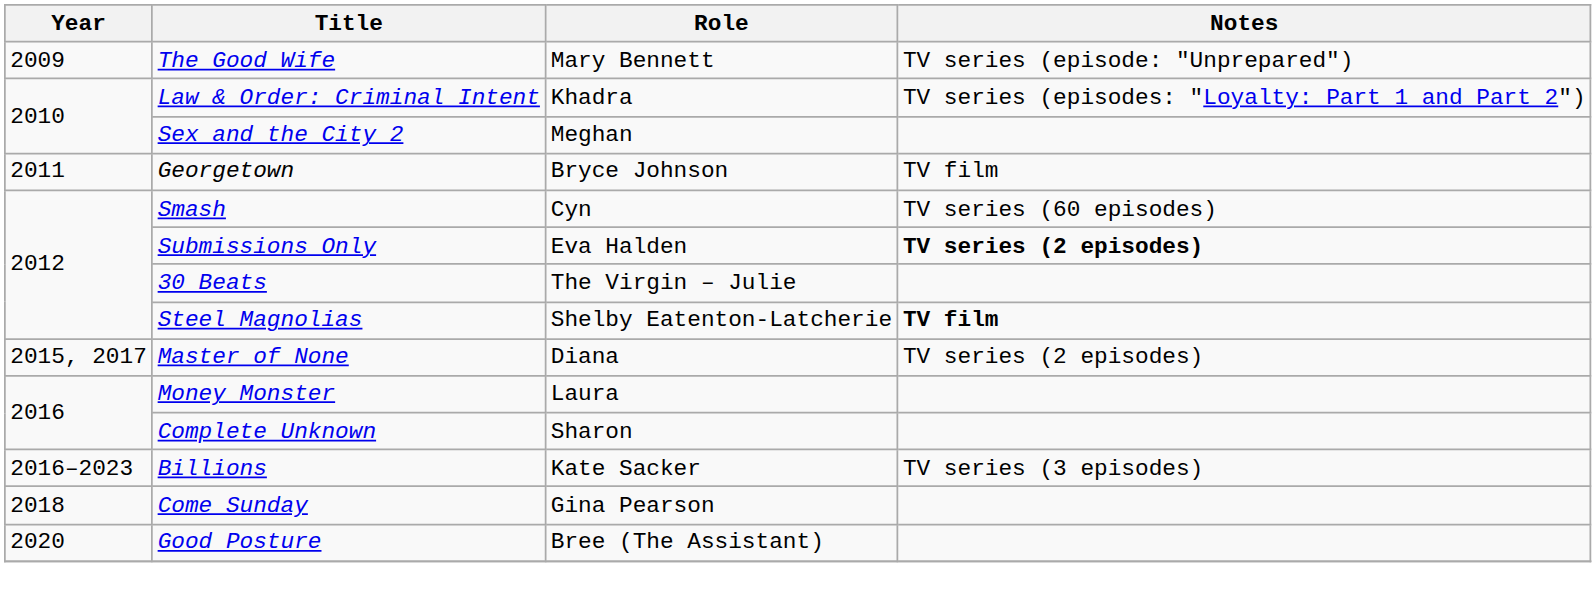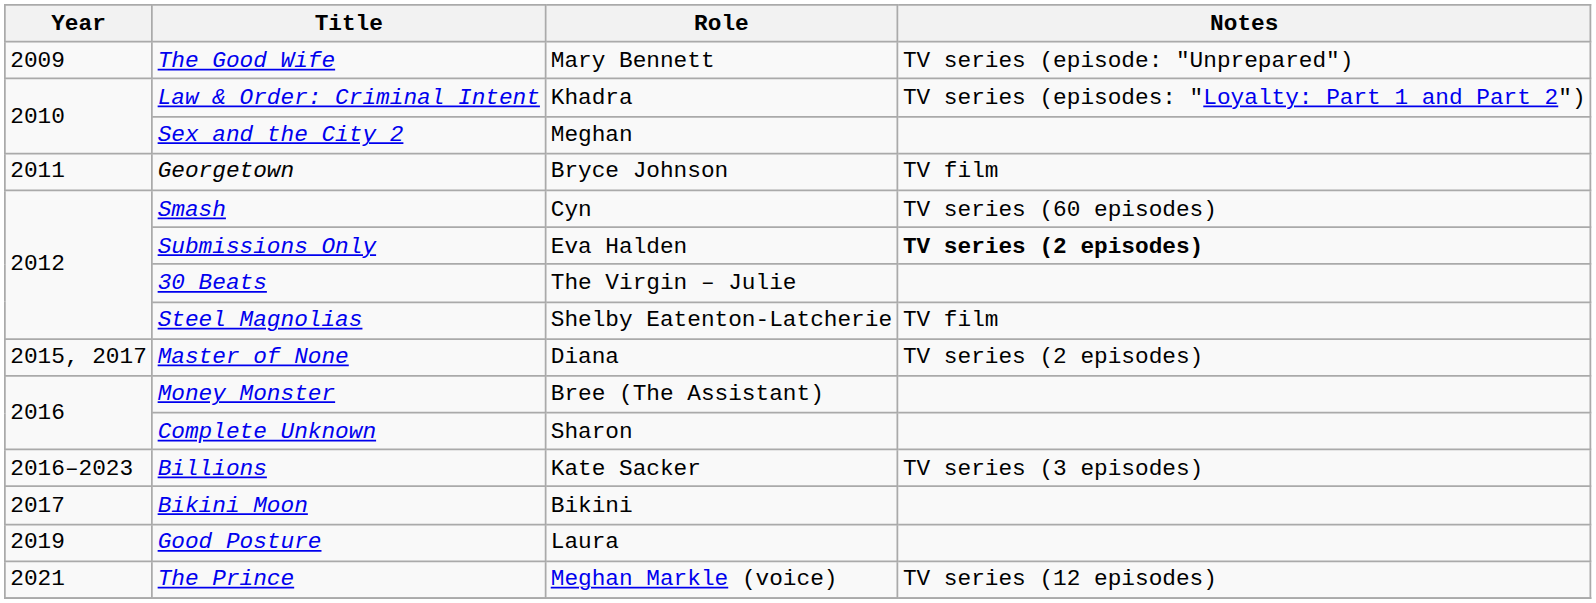(951, 320) bold -> (951, 320) normal
(585, 394) Laura -> (687, 394) Bree (The Assistant)
+ row: (233, 505)
- row: (233, 505)
(38, 543) 2020 -> (38, 543) 2019
(687, 543) Bree (The Assistant) -> (585, 543) Laura
+ row: (226, 580)
